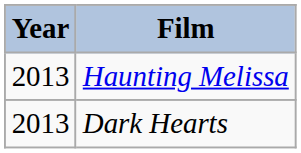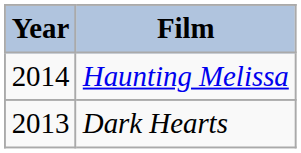(41, 76) 2013 -> (41, 76) 2014
